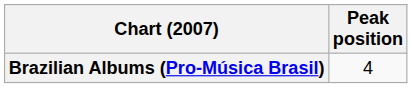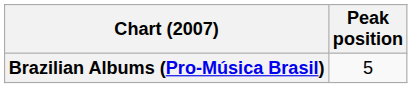(368, 67) 4 -> (368, 67) 5
